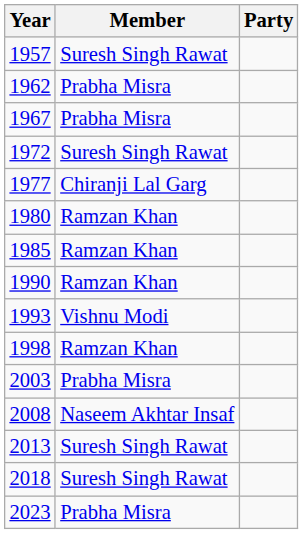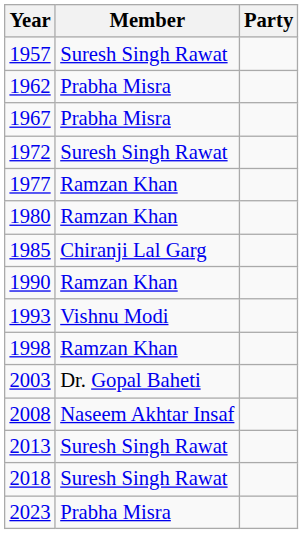(133, 184) Chiranji Lal Garg -> (119, 184) Ramzan Khan
(119, 250) Ramzan Khan -> (133, 250) Chiranji Lal Garg
(116, 380) Prabha Misra -> (130, 380) Dr. Gopal Baheti
